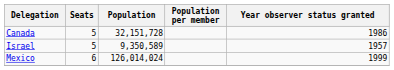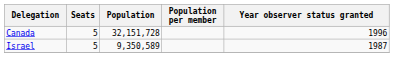(378, 33) 1986 -> (378, 33) 1996
(378, 46) 1957 -> (378, 46) 1987
- row: (21, 59)
